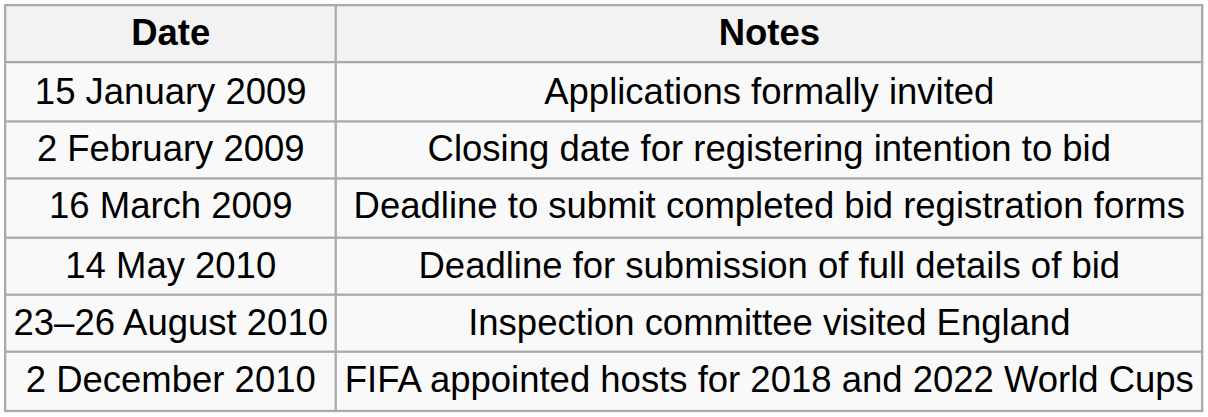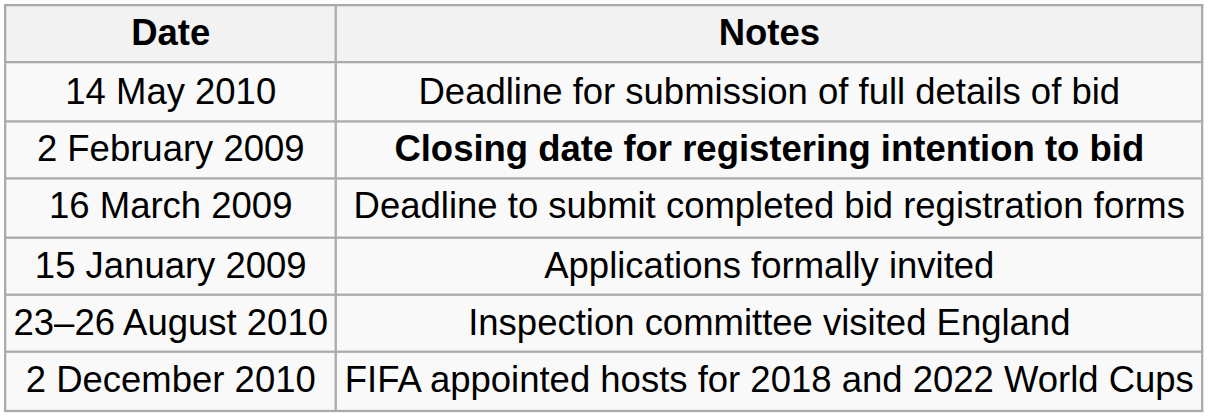rows swapped: (171, 91) <-> (171, 264)
(769, 149) normal -> (769, 149) bold
